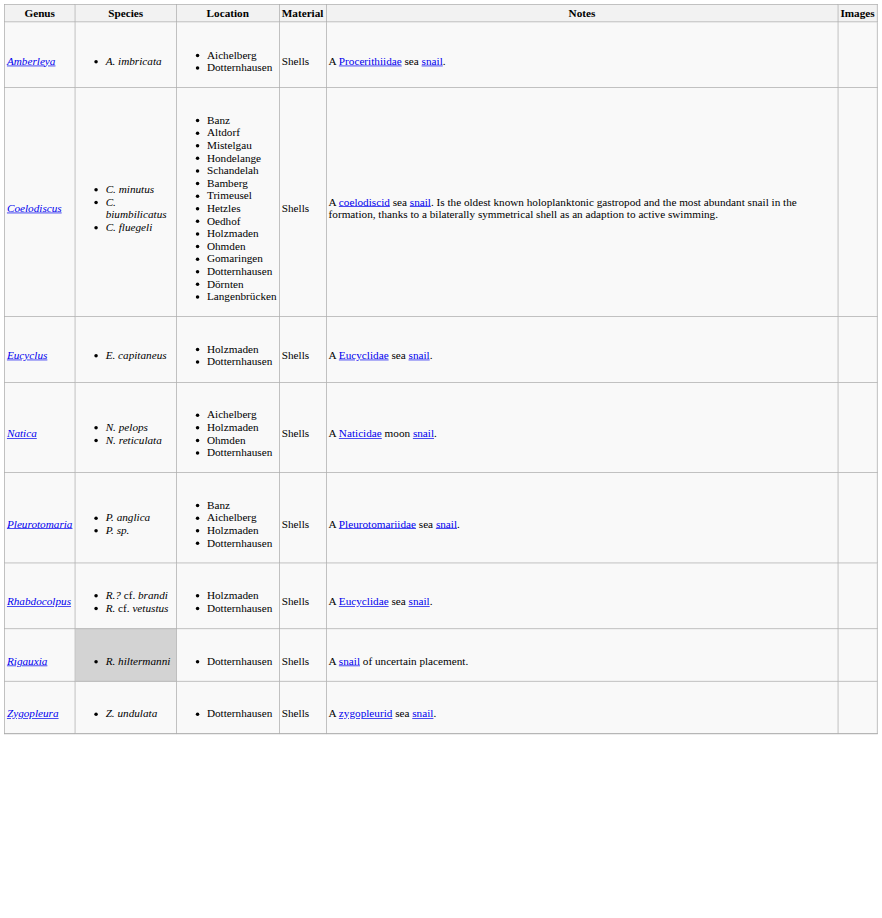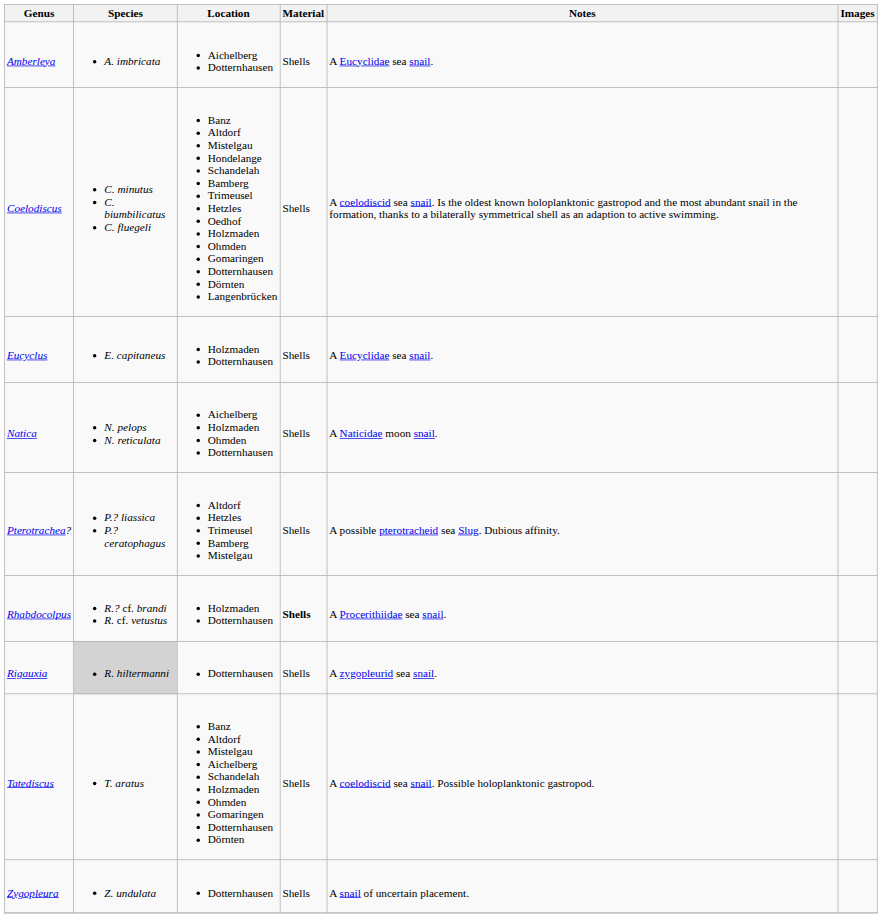(387, 61) A Procerithiidae sea snail. -> (381, 61) A Eucyclidae sea snail.
- row: (40, 524)
+ row: (39, 530)
(295, 602) normal -> (297, 614) bold
(381, 602) A Eucyclidae sea snail. -> (388, 614) A Procerithiidae sea snail.
(398, 661) A snail of uncertain placement. -> (383, 673) A zygopleurid sea snail.
+ row: (30, 783)
(382, 714) A zygopleurid sea snail. -> (399, 892) A snail of uncertain placement.
